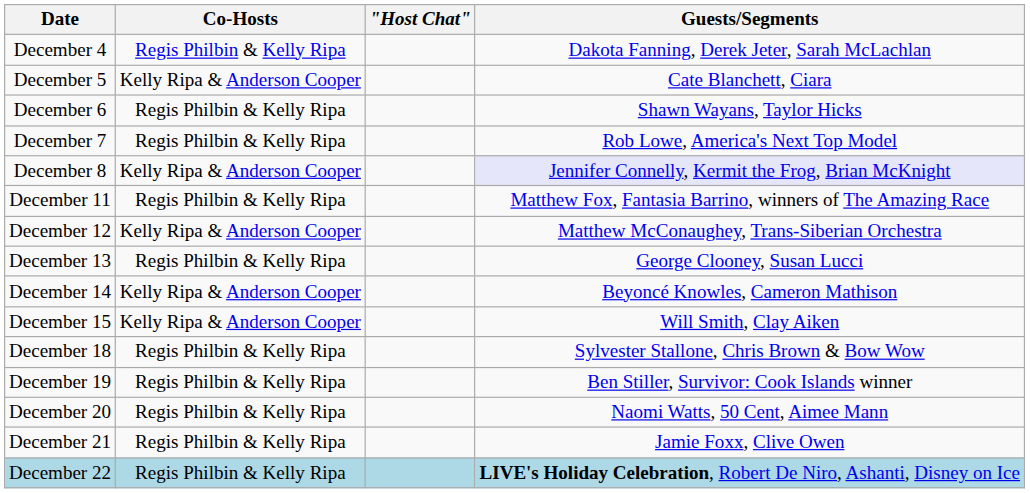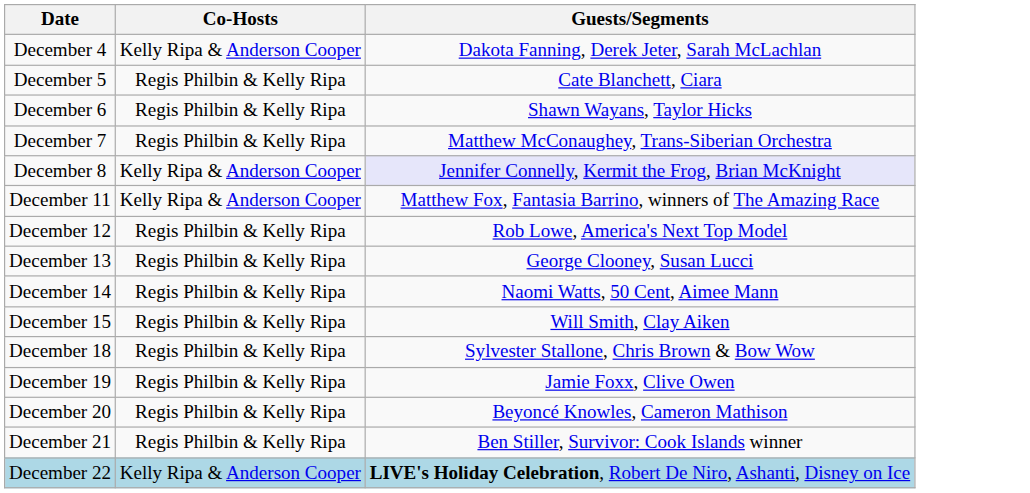- column: (420, 19)
(240, 49) Regis Philbin & Kelly Ripa -> (240, 49) Kelly Ripa & Anderson Cooper
(240, 79) Kelly Ripa & Anderson Cooper -> (240, 79) Regis Philbin & Kelly Ripa
(750, 140) Rob Lowe, America's Next Top Model -> (640, 140) Matthew McConaughey, Trans-Siberian Orchestra
(240, 200) Regis Philbin & Kelly Ripa -> (240, 200) Kelly Ripa & Anderson Cooper
(240, 230) Kelly Ripa & Anderson Cooper -> (240, 230) Regis Philbin & Kelly Ripa
(750, 230) Matthew McConaughey, Trans-Siberian Orchestra -> (640, 230) Rob Lowe, America's Next Top Model
(240, 291) Kelly Ripa & Anderson Cooper -> (240, 291) Regis Philbin & Kelly Ripa
(750, 291) Beyoncé Knowles, Cameron Mathison -> (640, 291) Naomi Watts, 50 Cent, Aimee Mann
(240, 321) Kelly Ripa & Anderson Cooper -> (240, 321) Regis Philbin & Kelly Ripa
(750, 381) Ben Stiller, Survivor: Cook Islands winner -> (640, 381) Jamie Foxx, Clive Owen
(750, 412) Naomi Watts, 50 Cent, Aimee Mann -> (640, 412) Beyoncé Knowles, Cameron Mathison
(750, 442) Jamie Foxx, Clive Owen -> (640, 442) Ben Stiller, Survivor: Cook Islands winner
(240, 472) Regis Philbin & Kelly Ripa -> (240, 472) Kelly Ripa & Anderson Cooper
